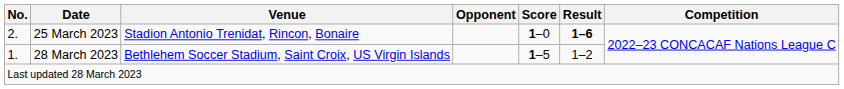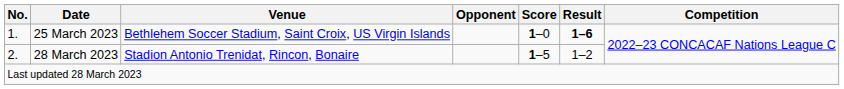(13, 34) 2. -> (13, 34) 1.
(242, 34) Stadion Antonio Trenidat, Rincon, Bonaire -> (287, 34) Bethlehem Soccer Stadium, Saint Croix, US Virgin Islands
(13, 54) 1. -> (13, 54) 2.
(287, 54) Bethlehem Soccer Stadium, Saint Croix, US Virgin Islands -> (242, 54) Stadion Antonio Trenidat, Rincon, Bonaire
